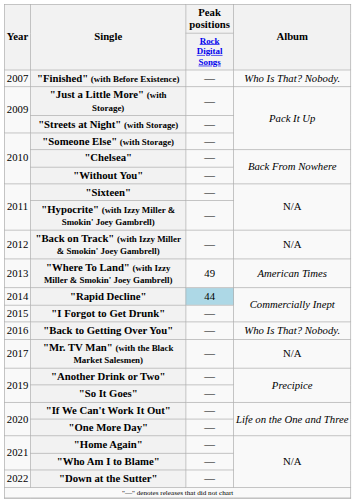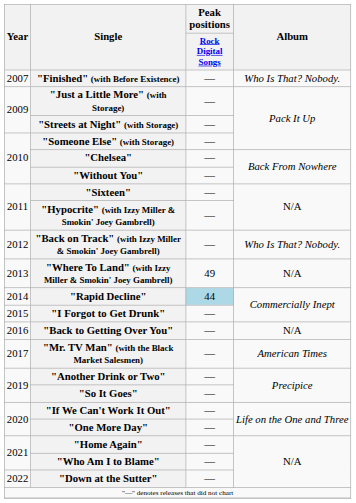(292, 244) N/A -> (292, 244) Who Is That? Nobody.
(292, 273) American Times -> (292, 273) N/A
(292, 330) Who Is That? Nobody. -> (292, 330) N/A
(292, 353) N/A -> (292, 353) American Times
